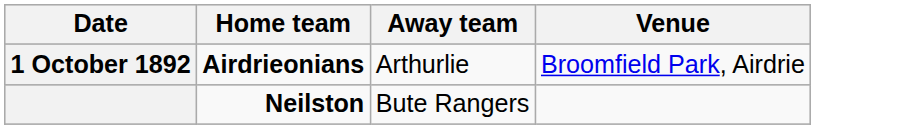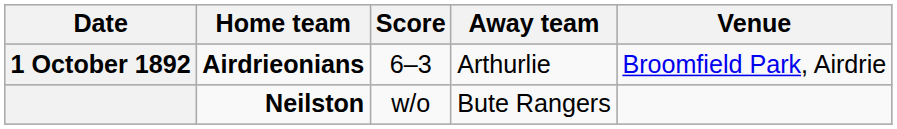+ column: (411, 24)
